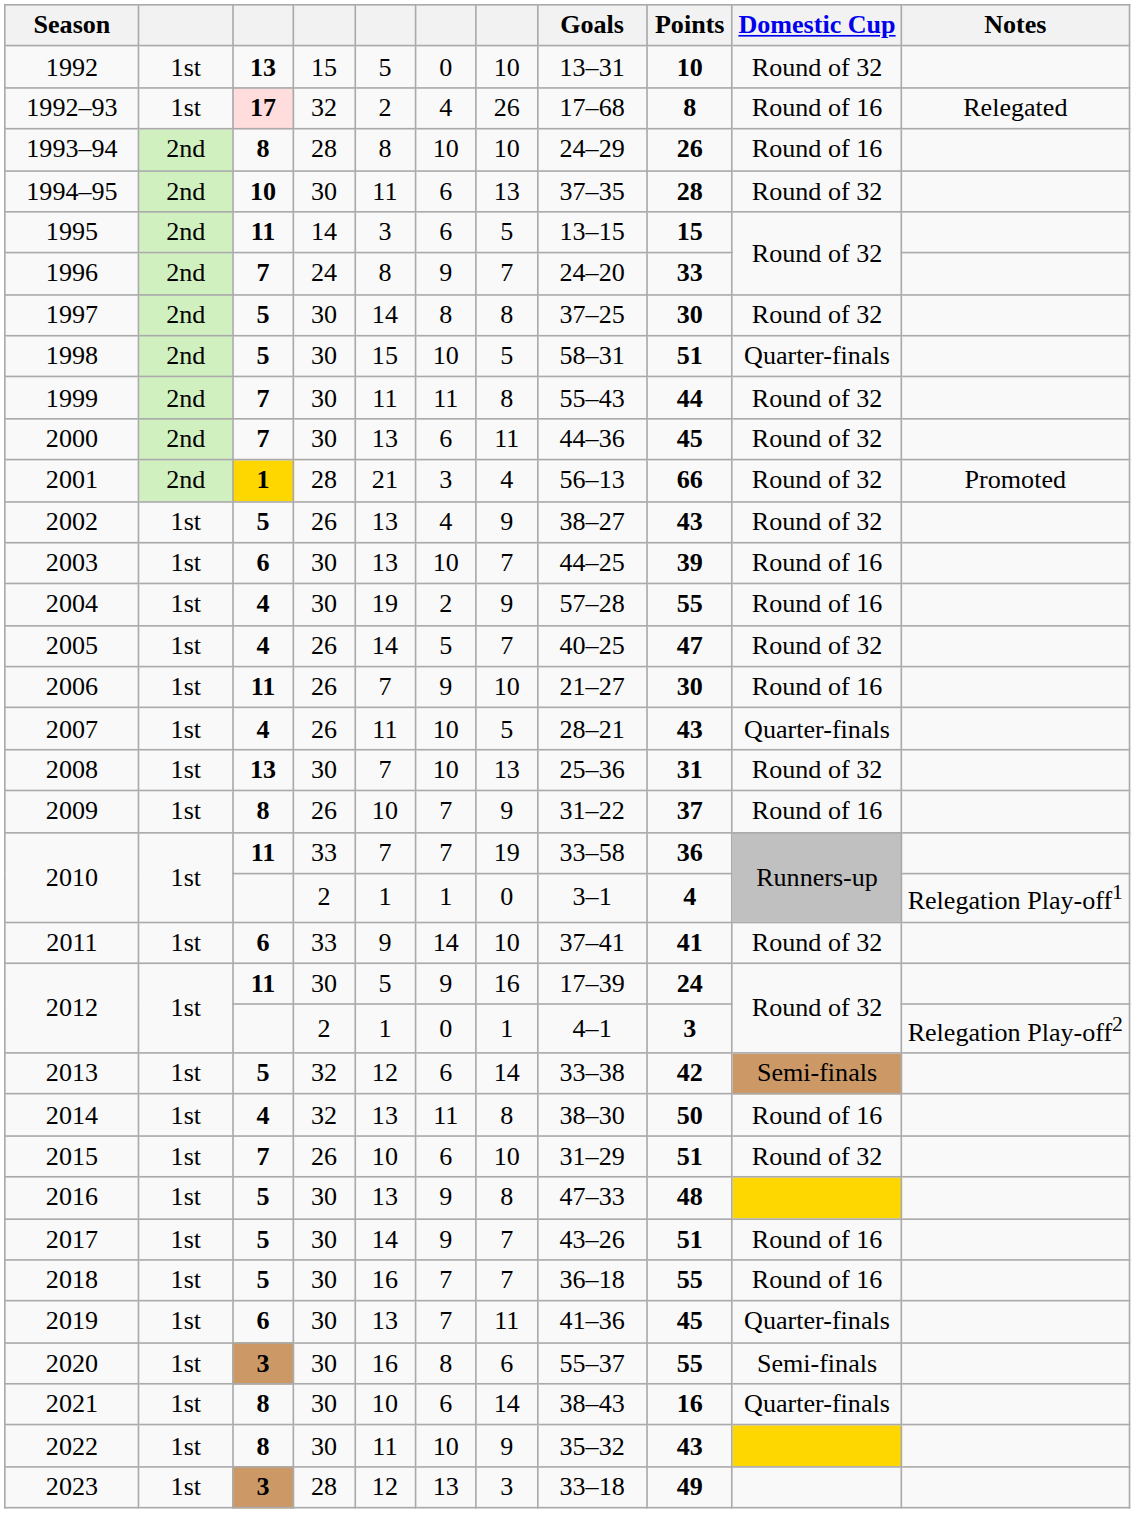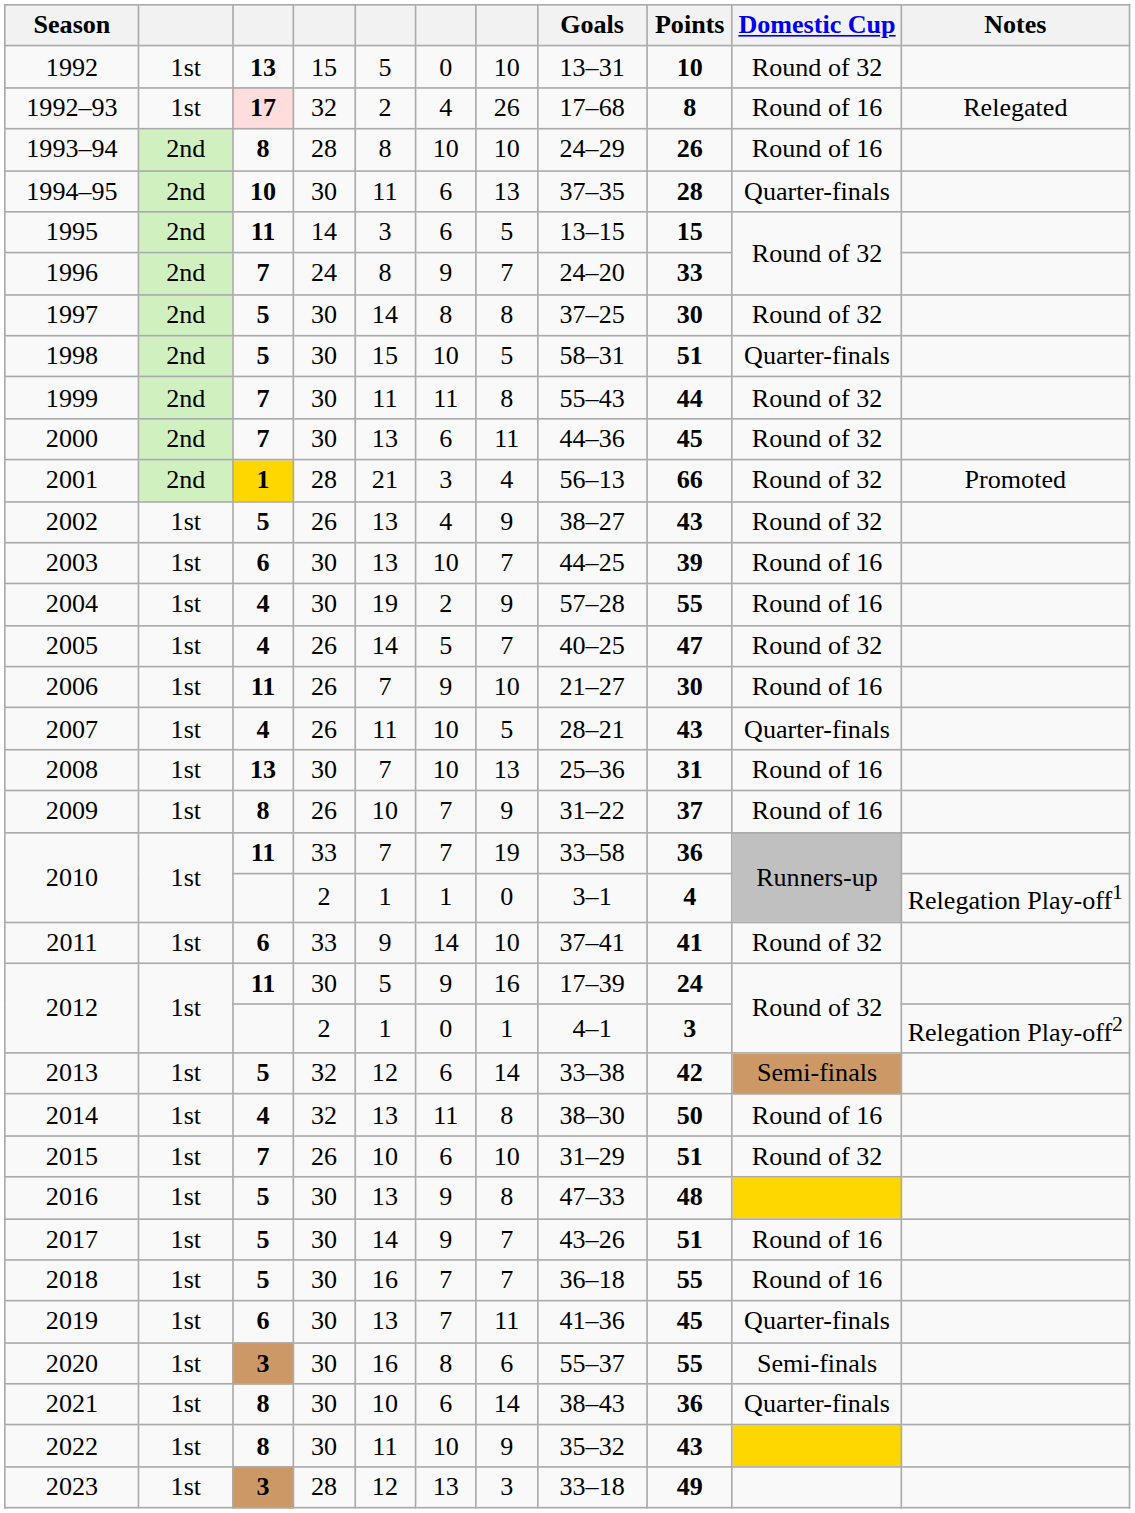(817, 190) Round of 32 -> (817, 190) Quarter-finals
(817, 769) Round of 32 -> (817, 769) Round of 16
(690, 1404) 16 -> (690, 1404) 36
